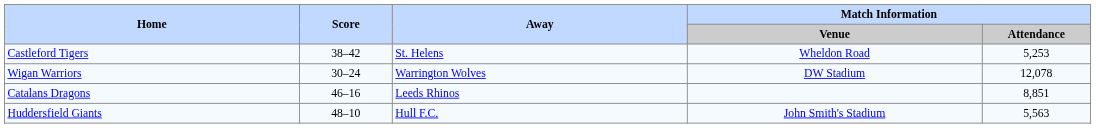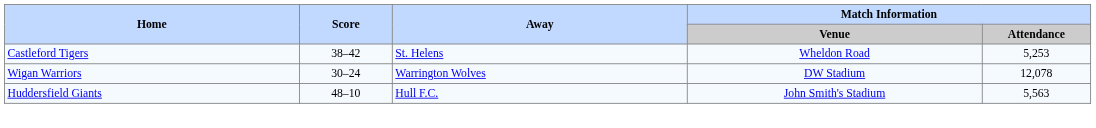- row: (49, 93)
